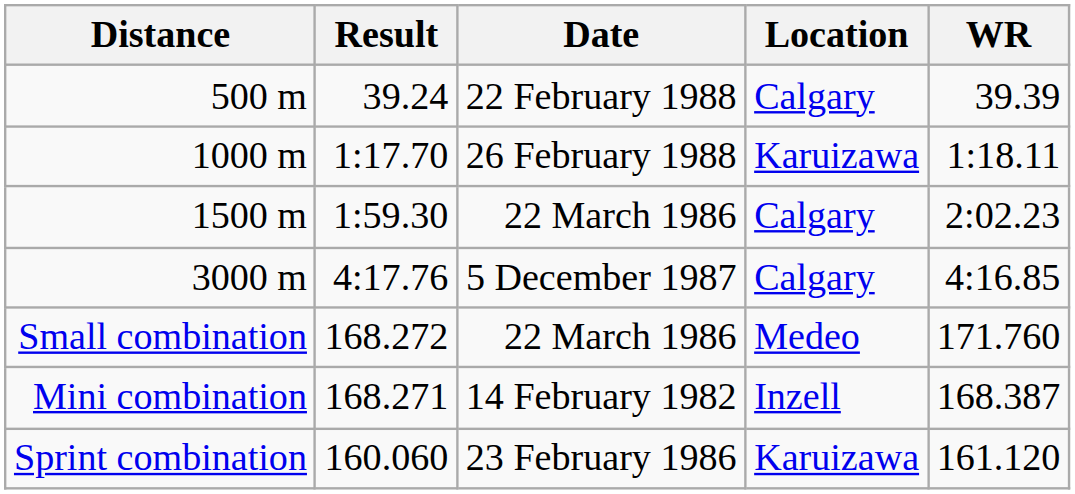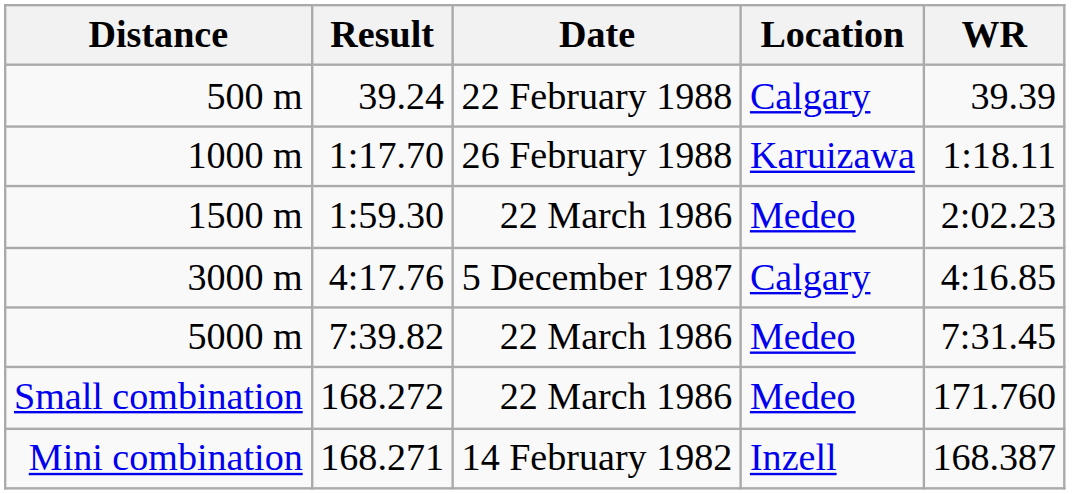(814, 215) Calgary -> (803, 215) Medeo
+ row: (245, 336)
- row: (160, 457)
